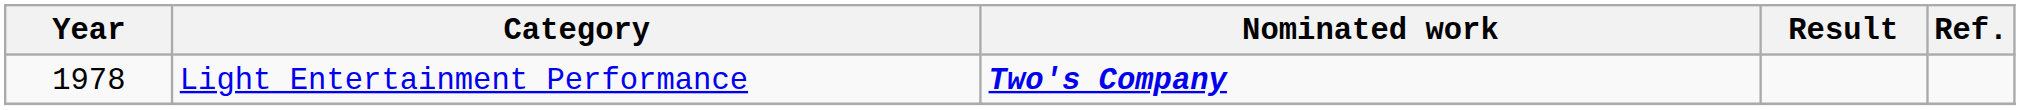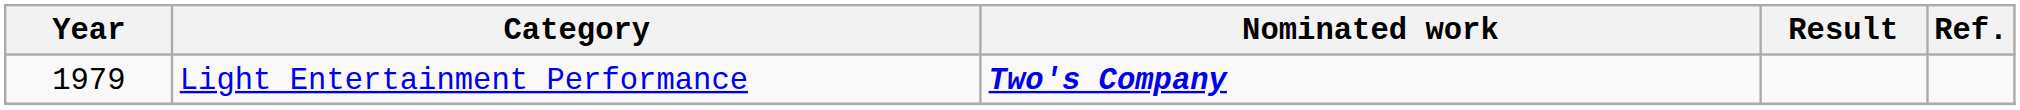(89, 80) 1978 -> (89, 80) 1979
